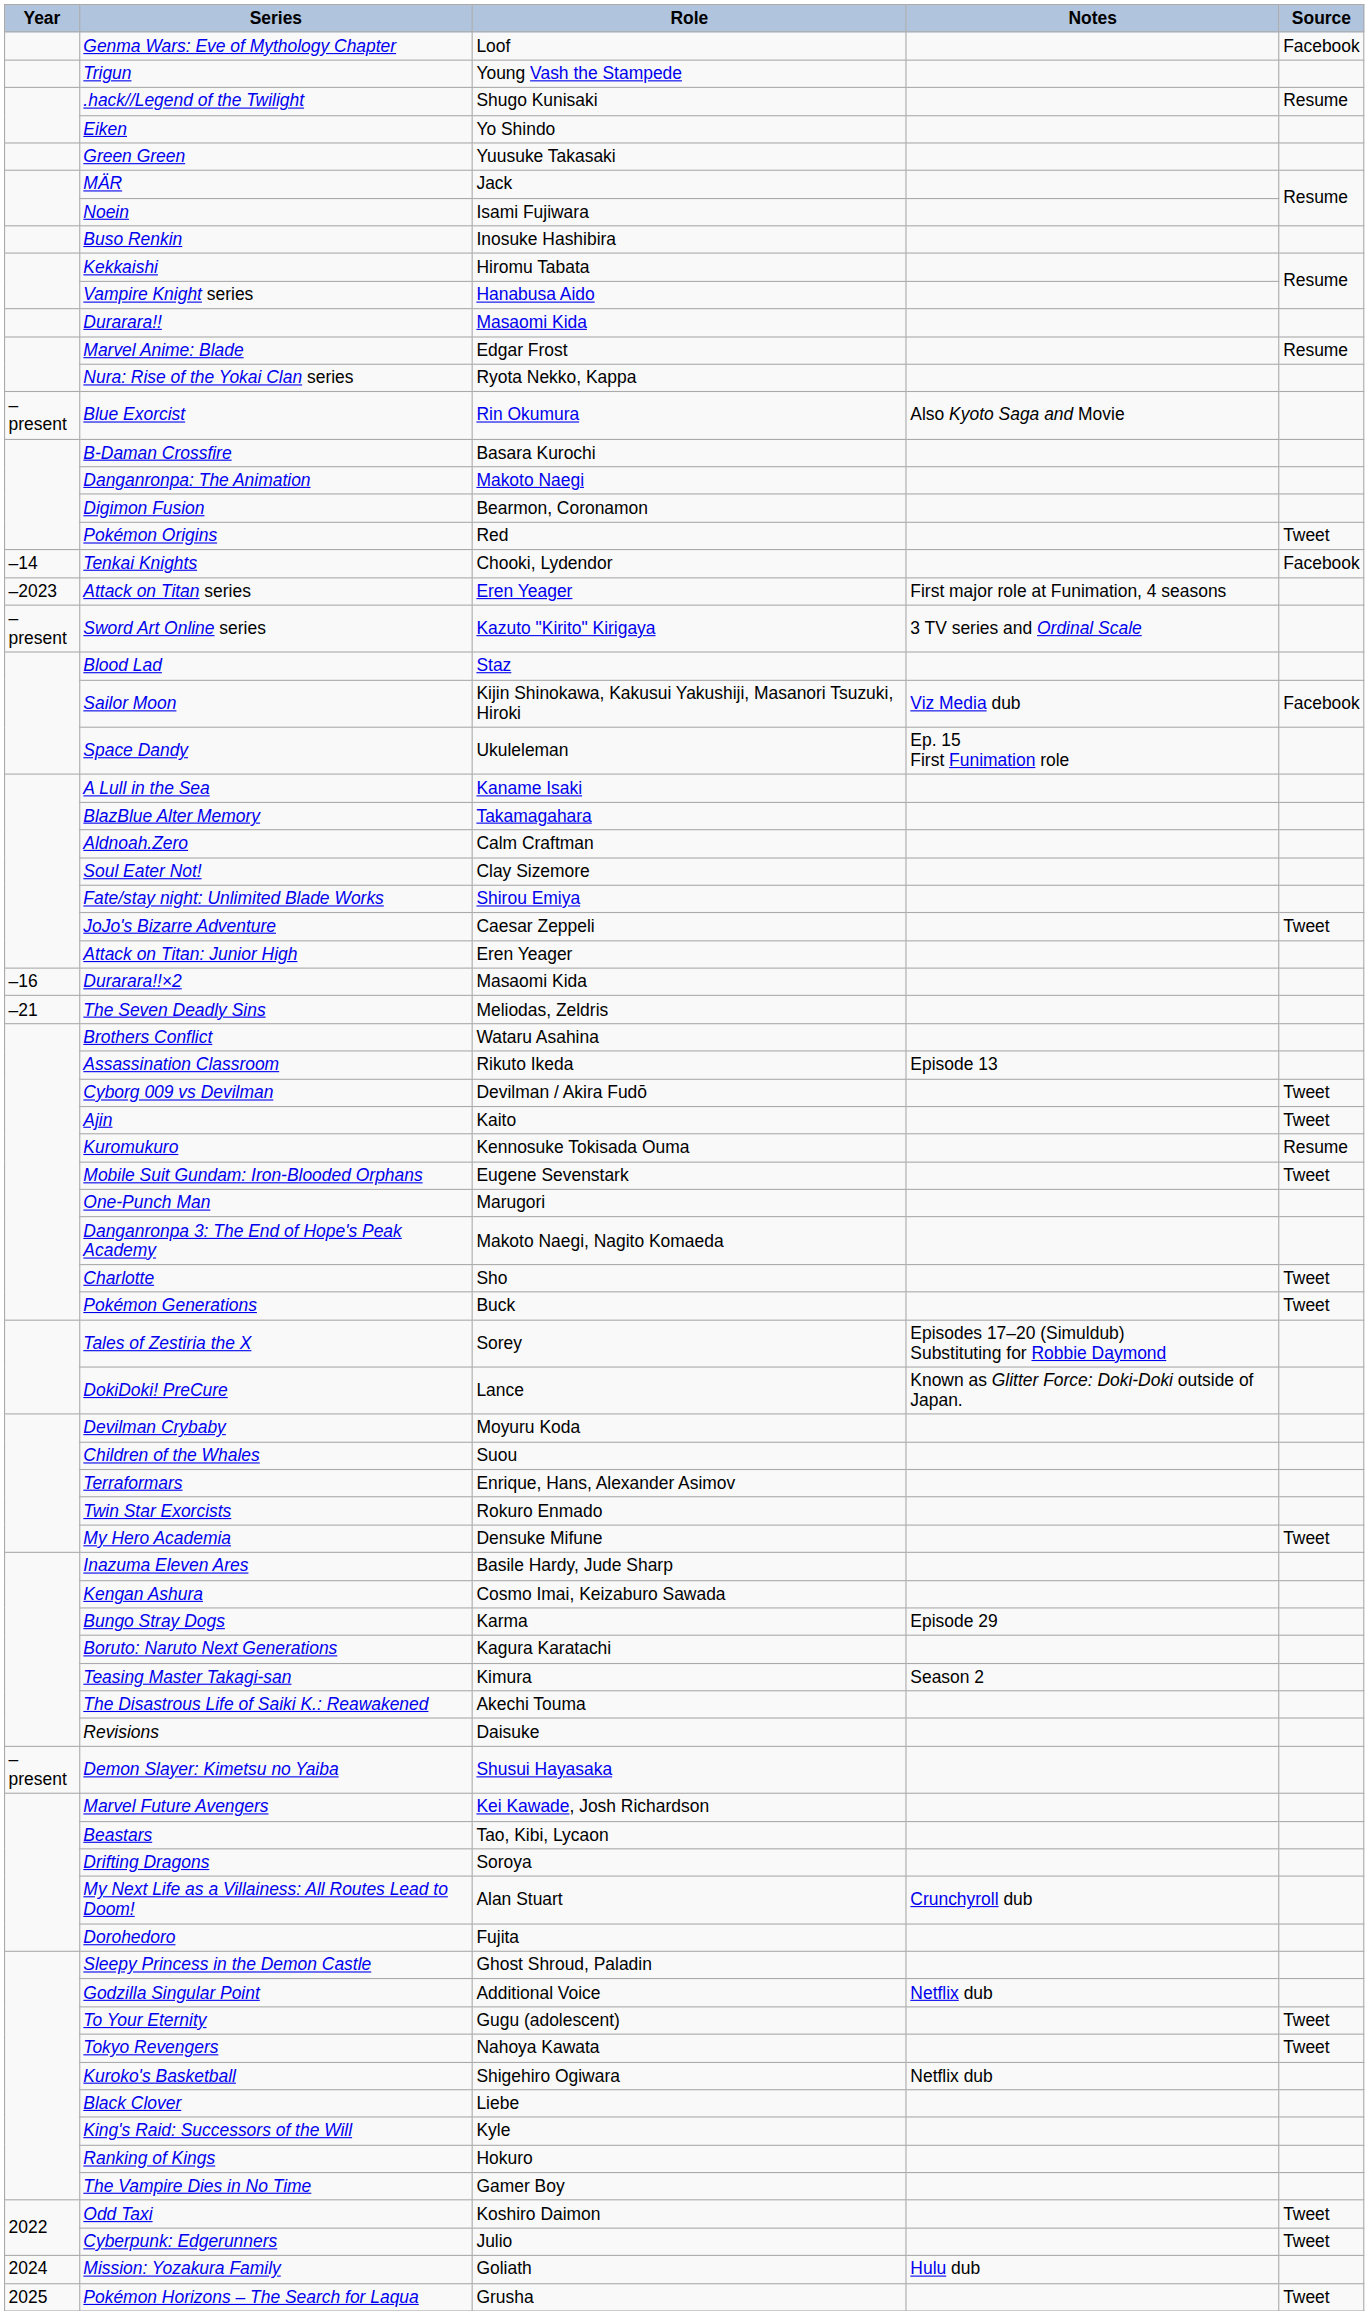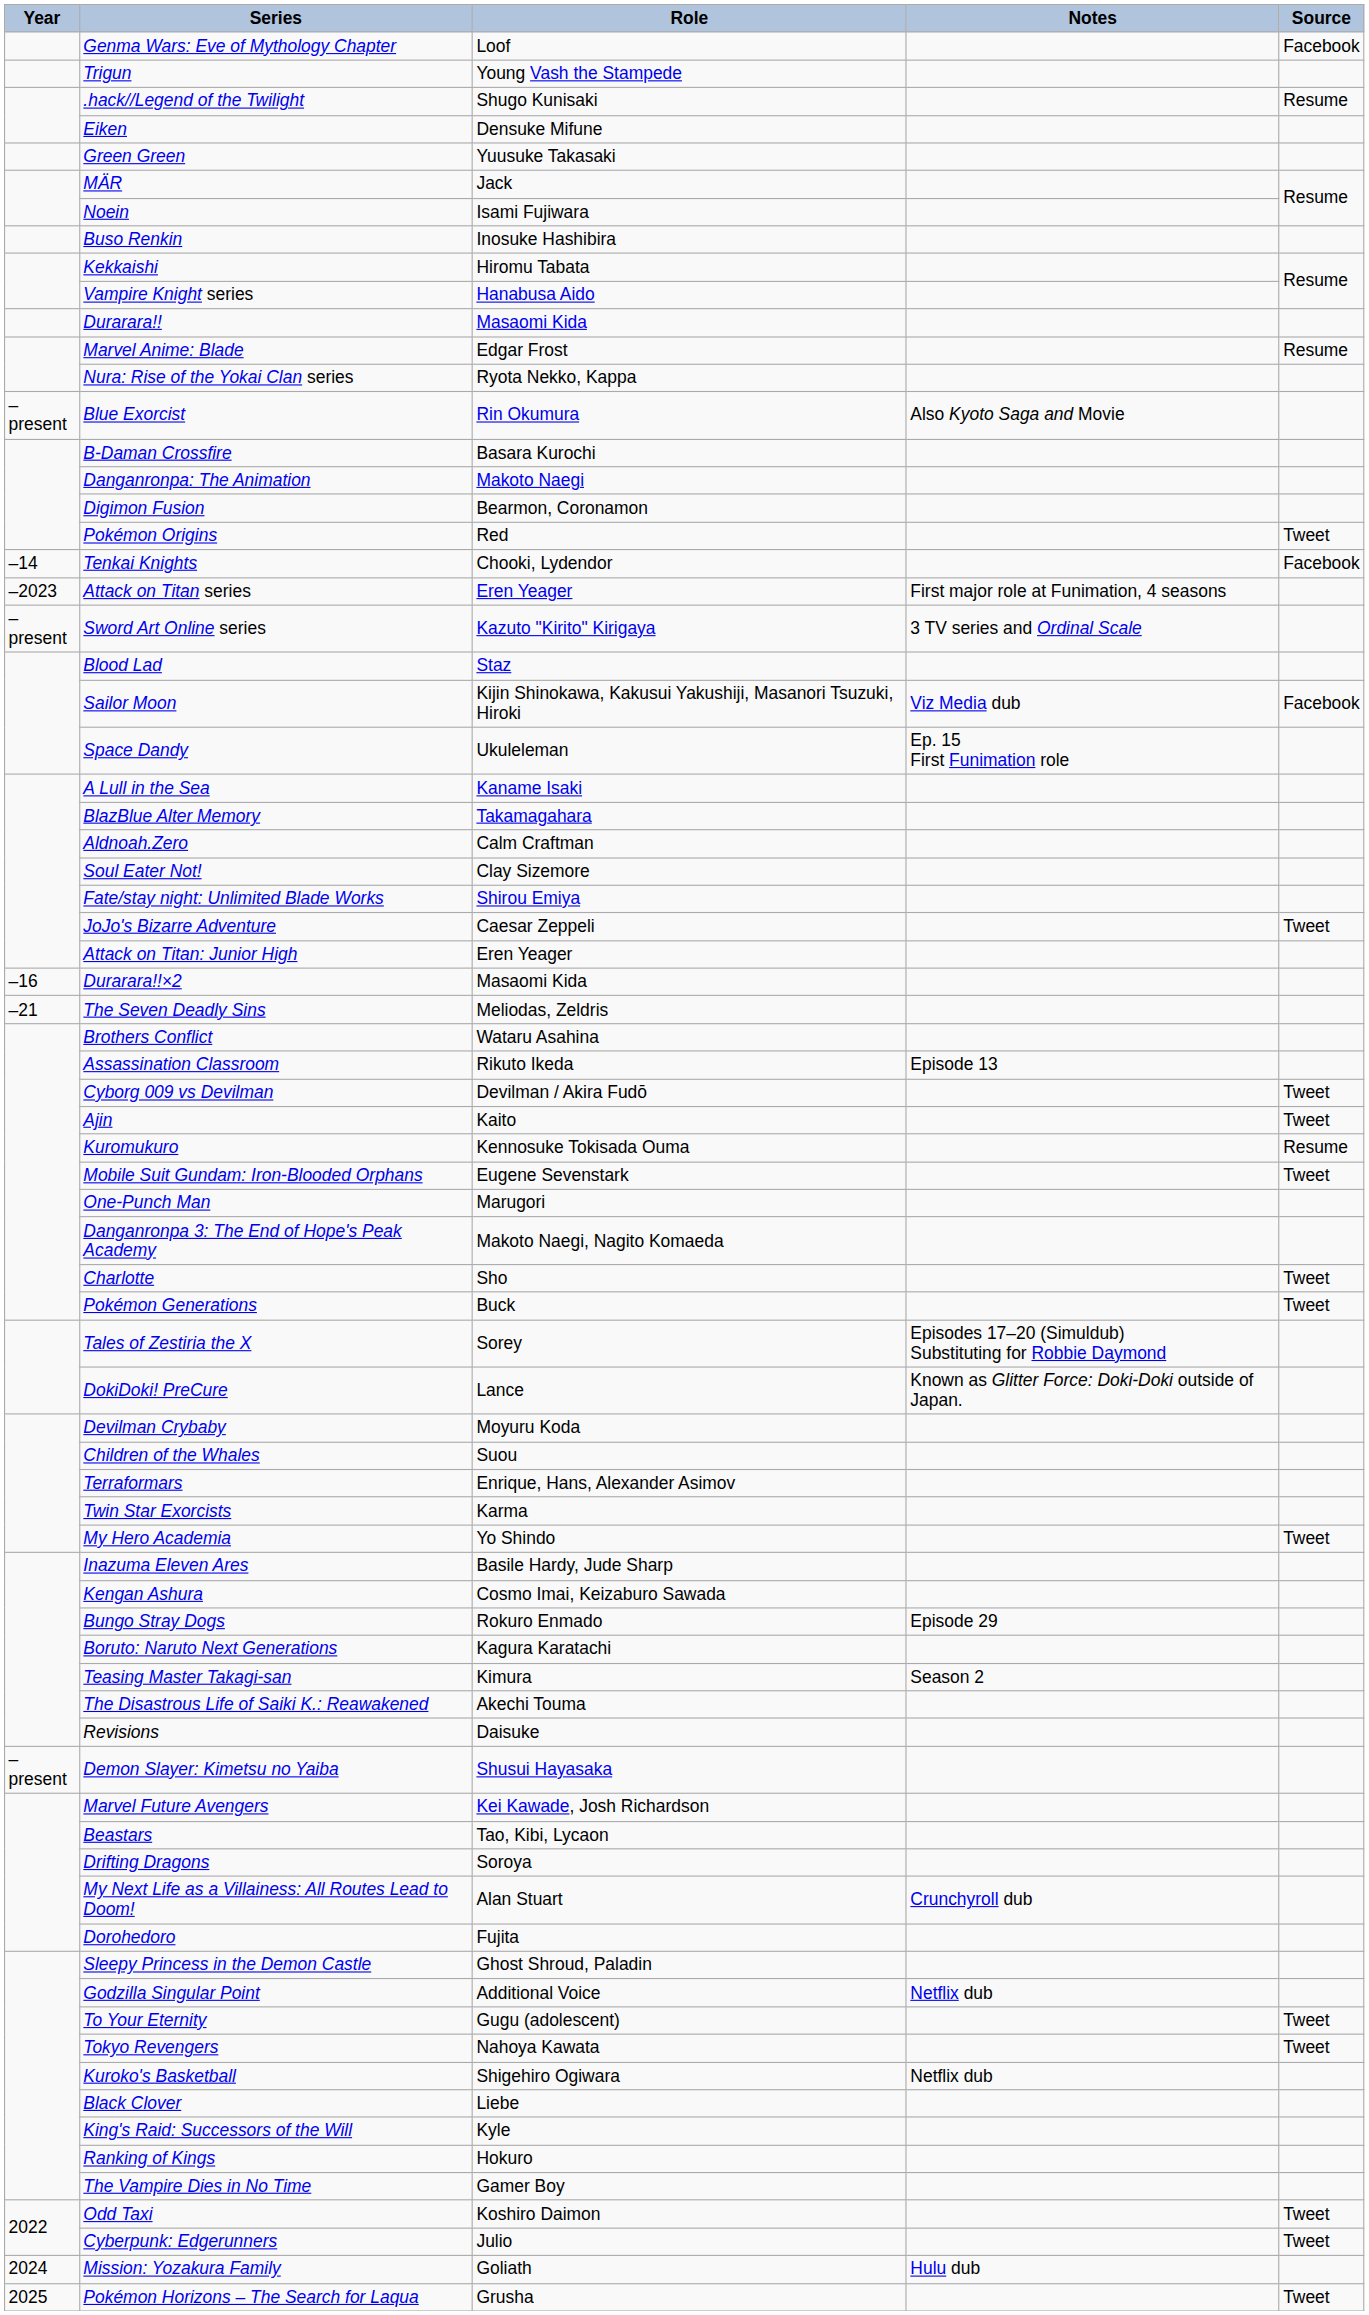(516, 128) Yo Shindo -> (539, 128) Densuke Mifune
(539, 1510) Rokuro Enmado -> (502, 1510) Karma
(539, 1538) Densuke Mifune -> (516, 1538) Yo Shindo
(502, 1621) Karma -> (539, 1621) Rokuro Enmado
